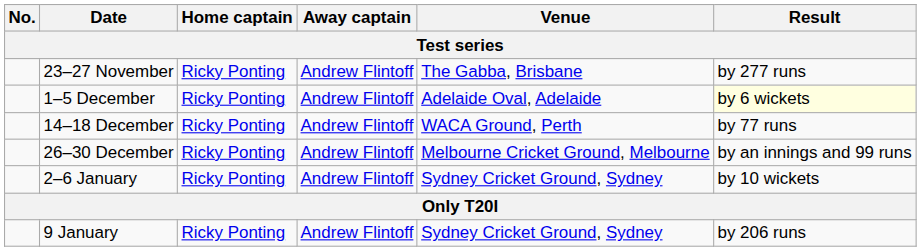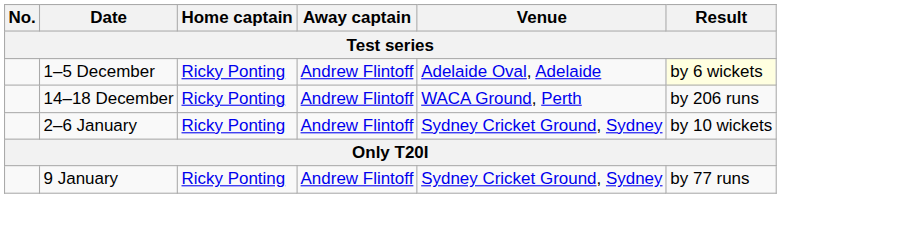- row: (109, 71)
(757, 125) by 77 runs -> (715, 98) by 206 runs
- row: (109, 152)
(762, 233) by 206 runs -> (710, 179) by 77 runs
